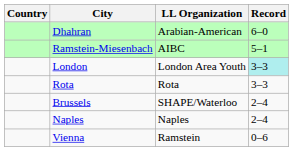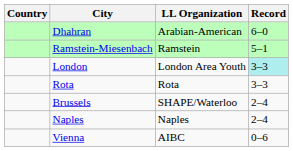(171, 48) AIBC -> (179, 48) Ramstein
(179, 137) Ramstein -> (171, 137) AIBC
